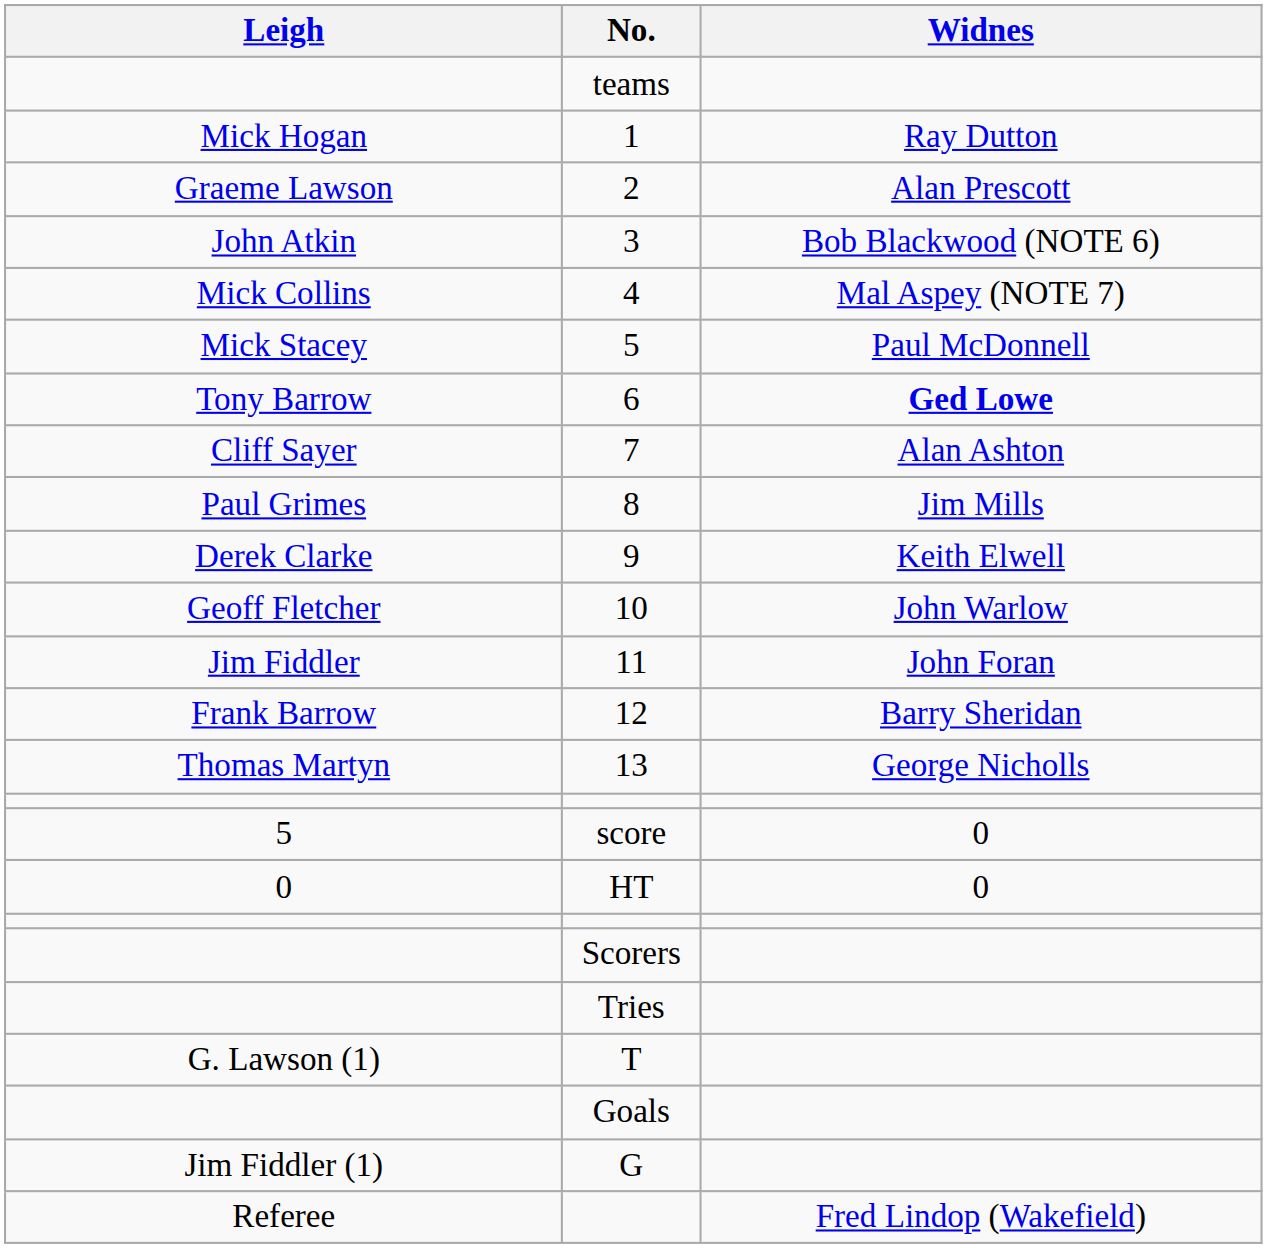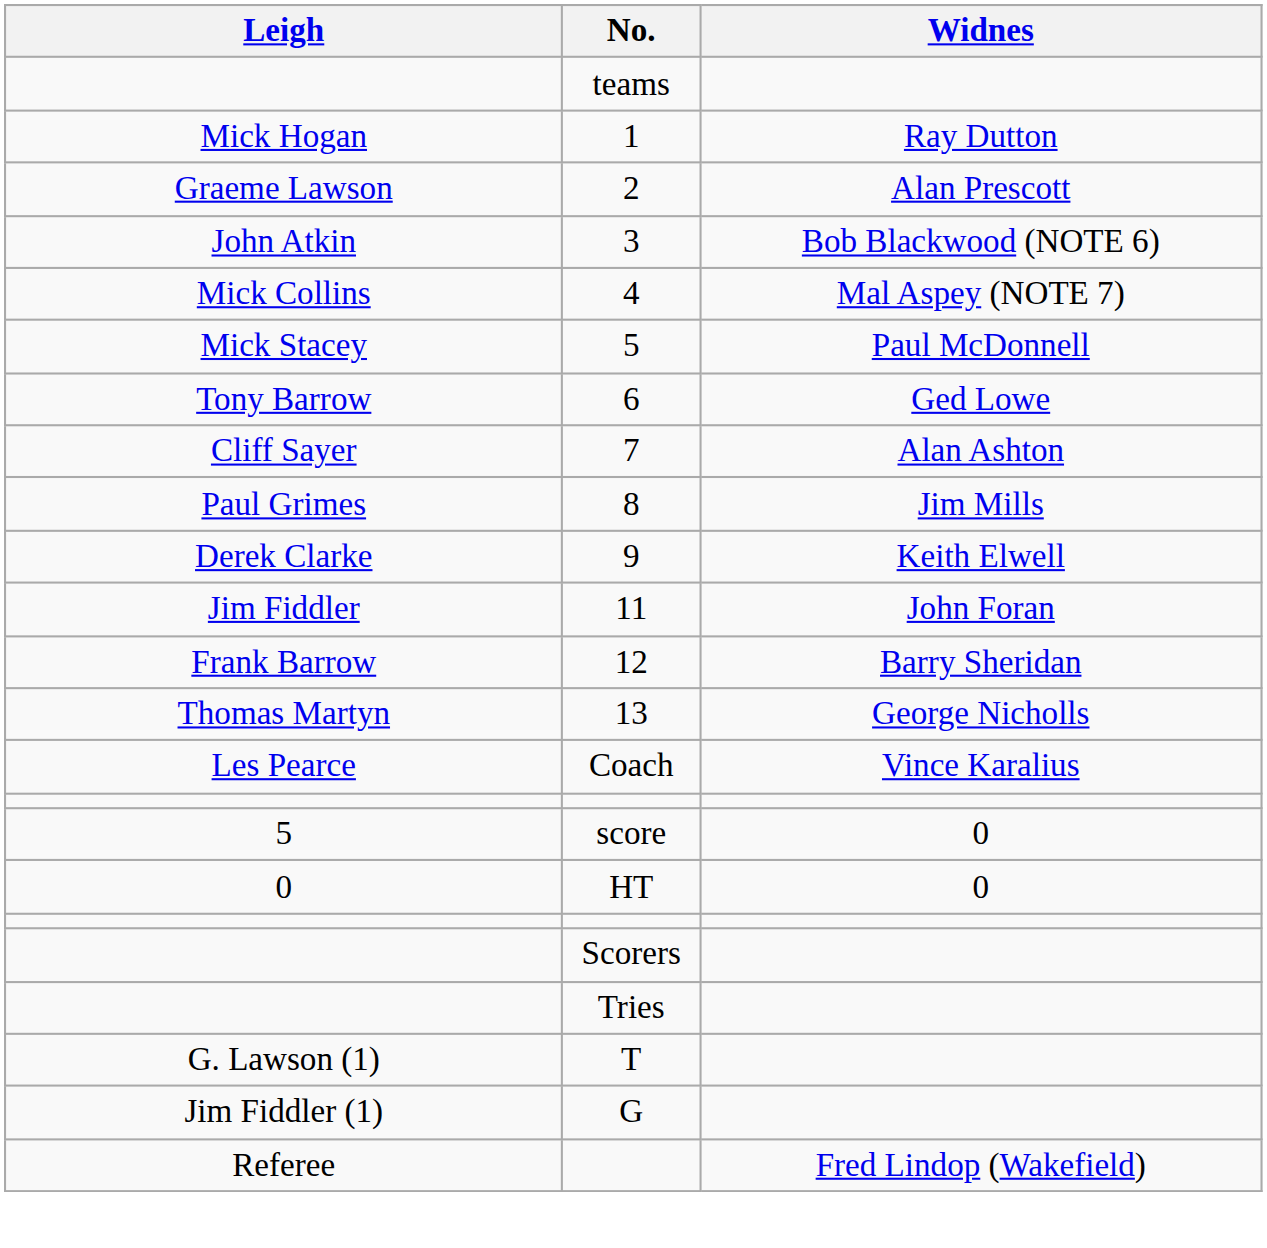(981, 398) bold -> (981, 398) normal
- row: (284, 608)
+ row: (284, 766)
- row: (284, 1112)
